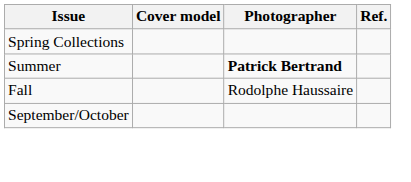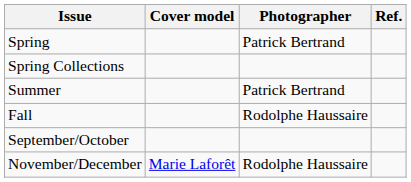+ row: (29, 41)
(285, 66) bold -> (294, 90) normal
+ row: (75, 164)
